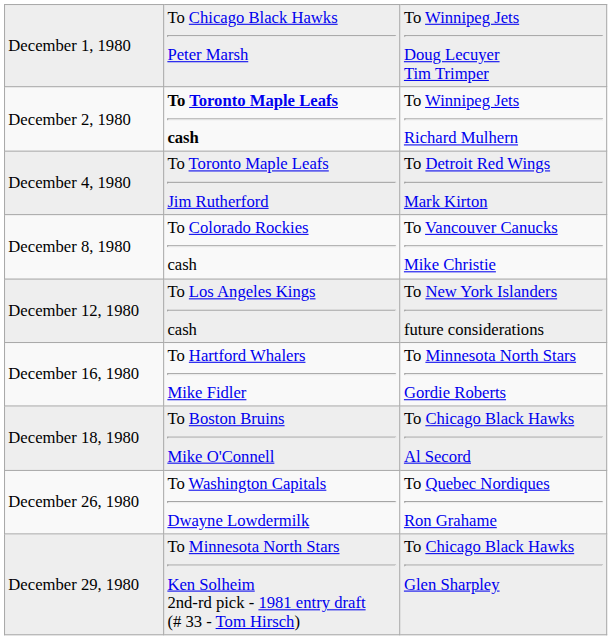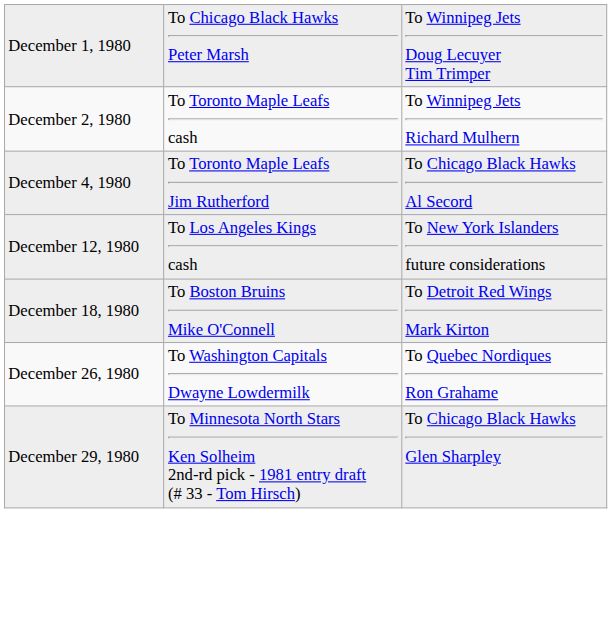(282, 118) bold -> (283, 118) normal
(503, 182) To Detroit Red Wings Mark Kirton -> (504, 182) To Chicago Black Hawks Al Secord
- row: (70, 246)
- row: (74, 374)
(503, 438) To Chicago Black Hawks Al Secord -> (504, 310) To Detroit Red Wings Mark Kirton
